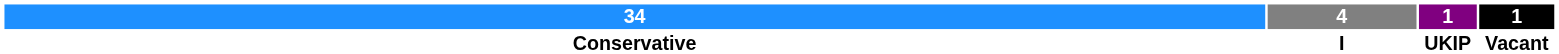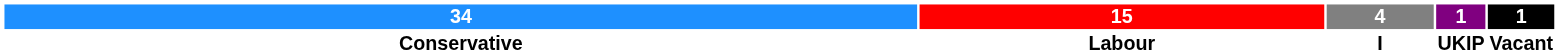+ column: (1122, 16)
